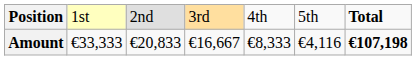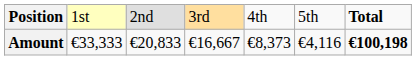(269, 42) €8,333 -> (269, 42) €8,373
(378, 42) €107,198 -> (378, 42) €100,198
